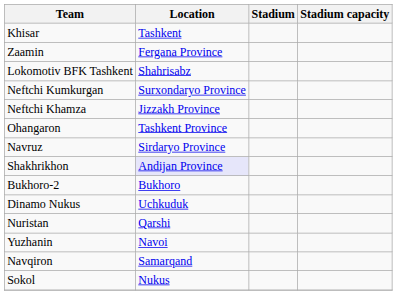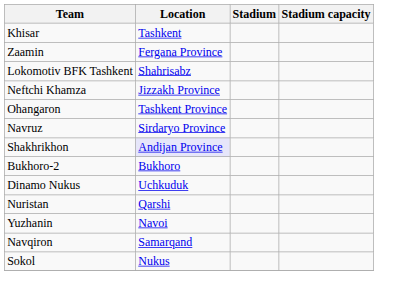- row: (55, 90)
